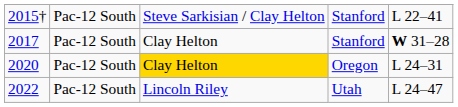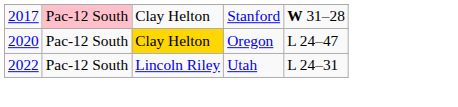- row: (27, 16)
(95, 41) no background -> (87, 16) pink background
(417, 65) L 24–31 -> (313, 41) L 24–47
(417, 89) L 24–47 -> (313, 65) L 24–31
